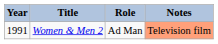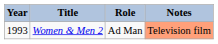(17, 30) 1991 -> (17, 30) 1993
